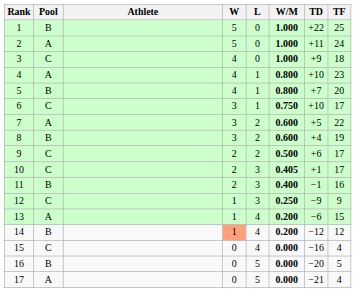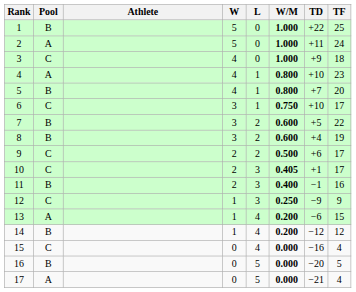(48, 122) A -> (48, 122) B
(234, 232) lightsalmon background -> (234, 232) no background
